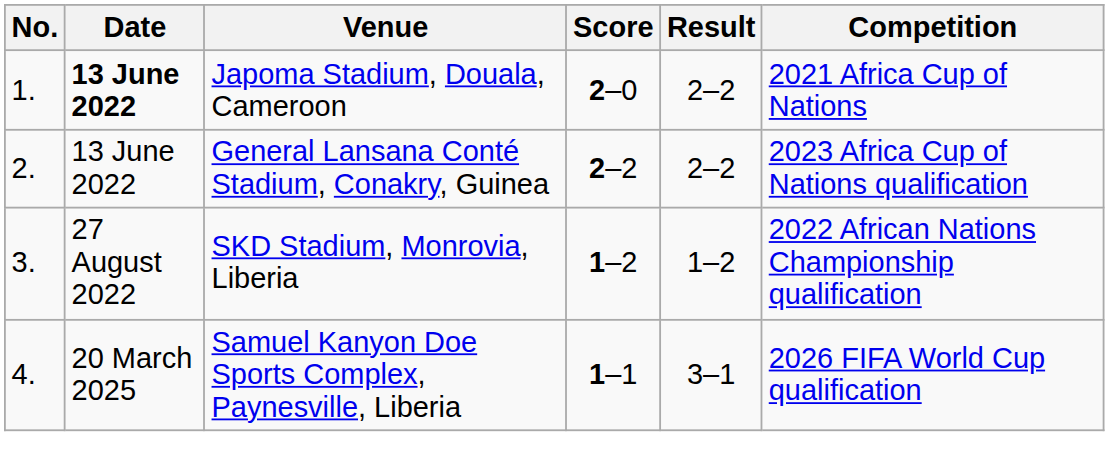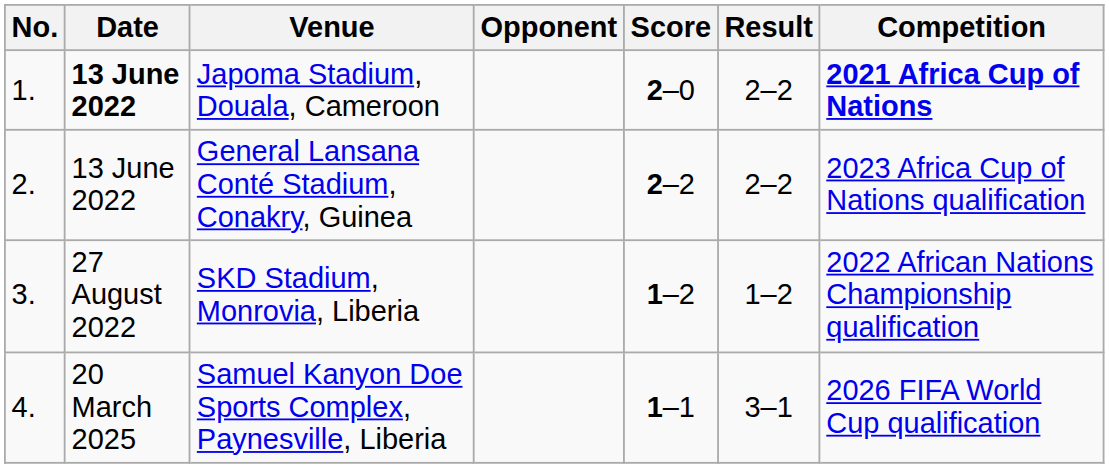+ column: (549, 27)
(888, 89) normal -> (953, 89) bold
